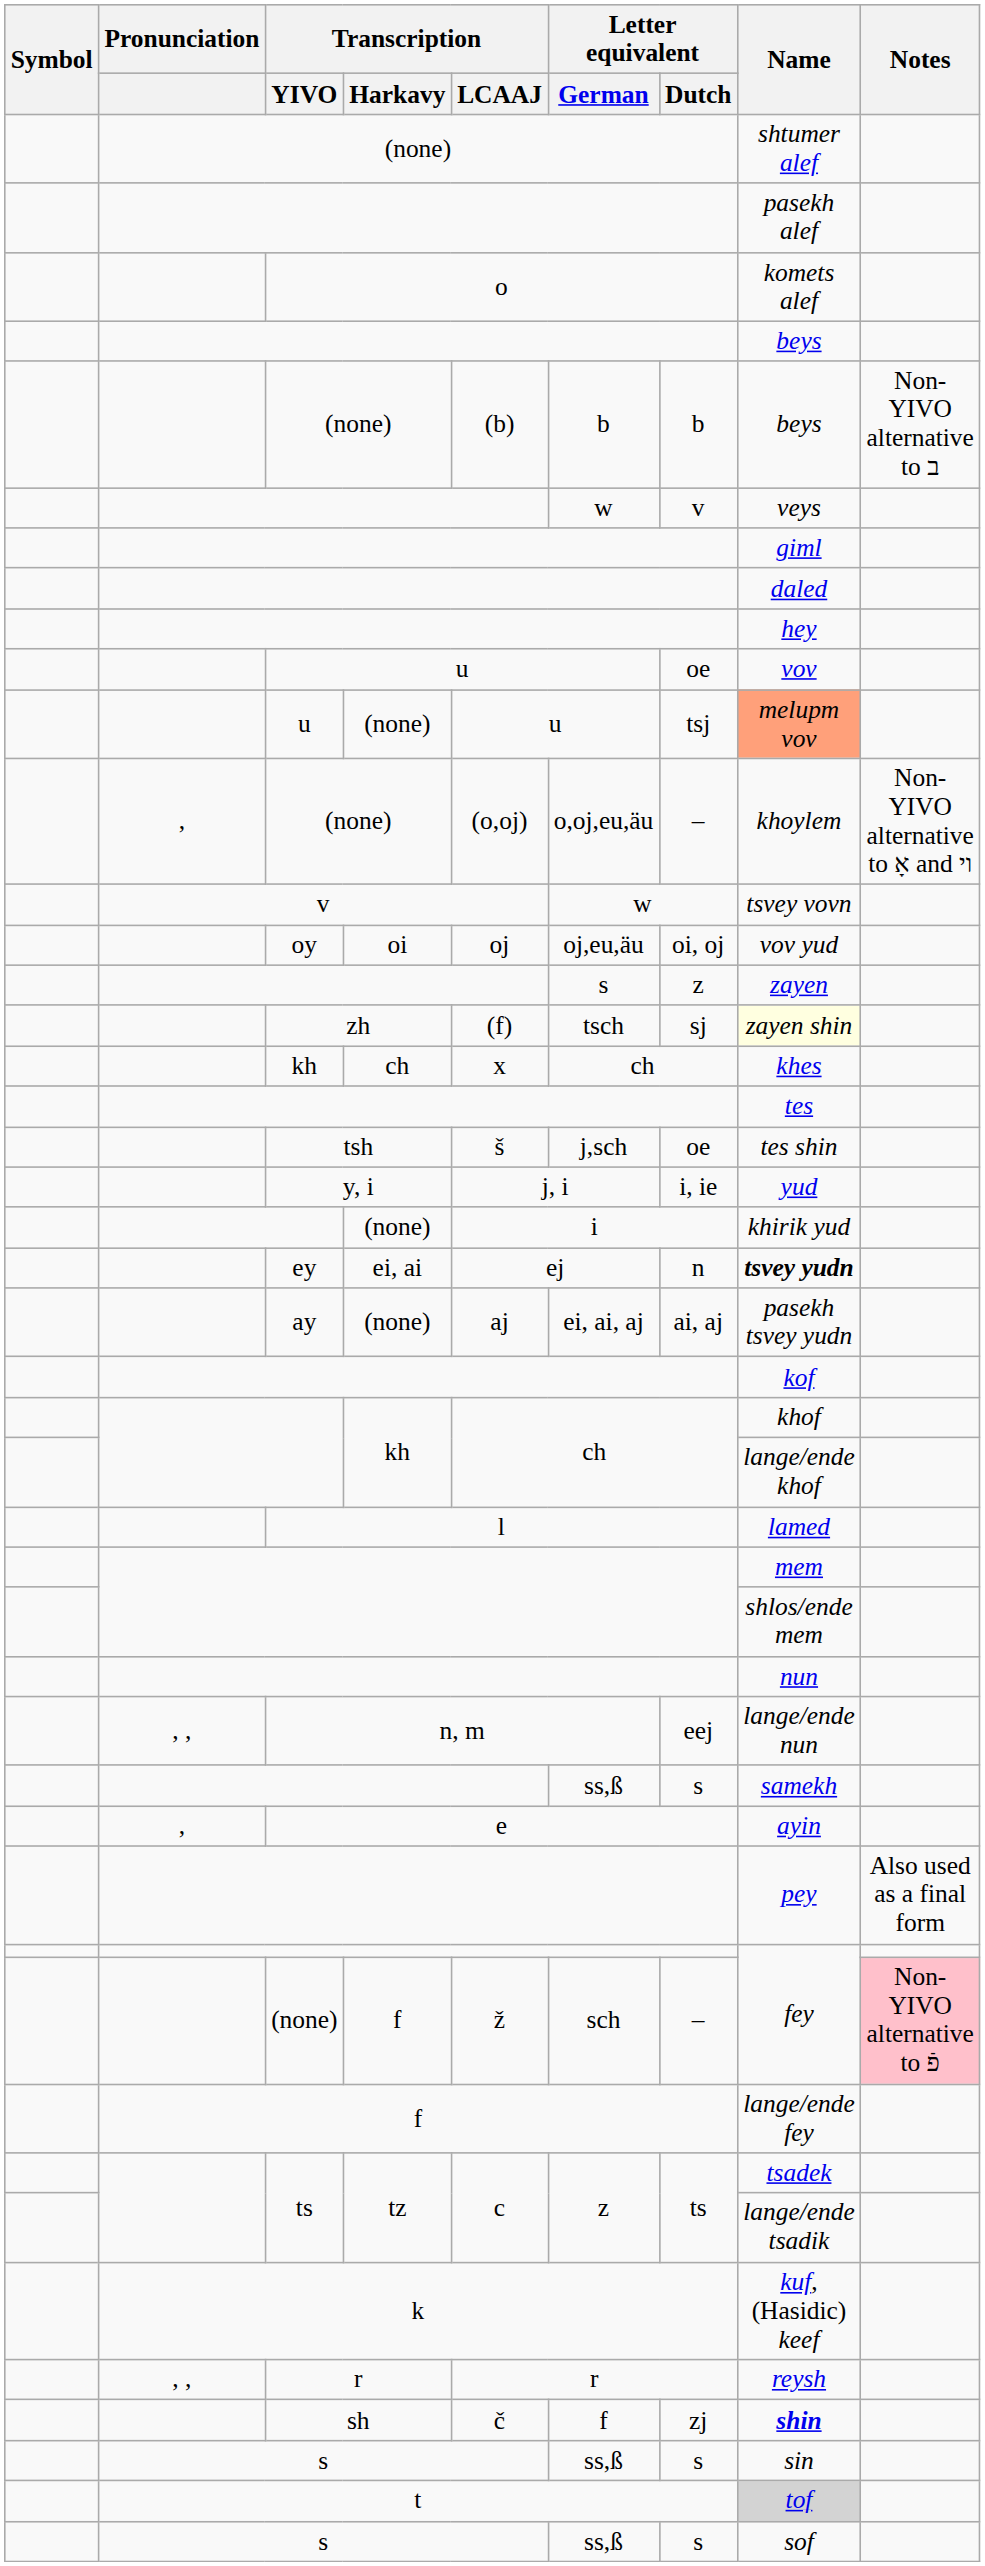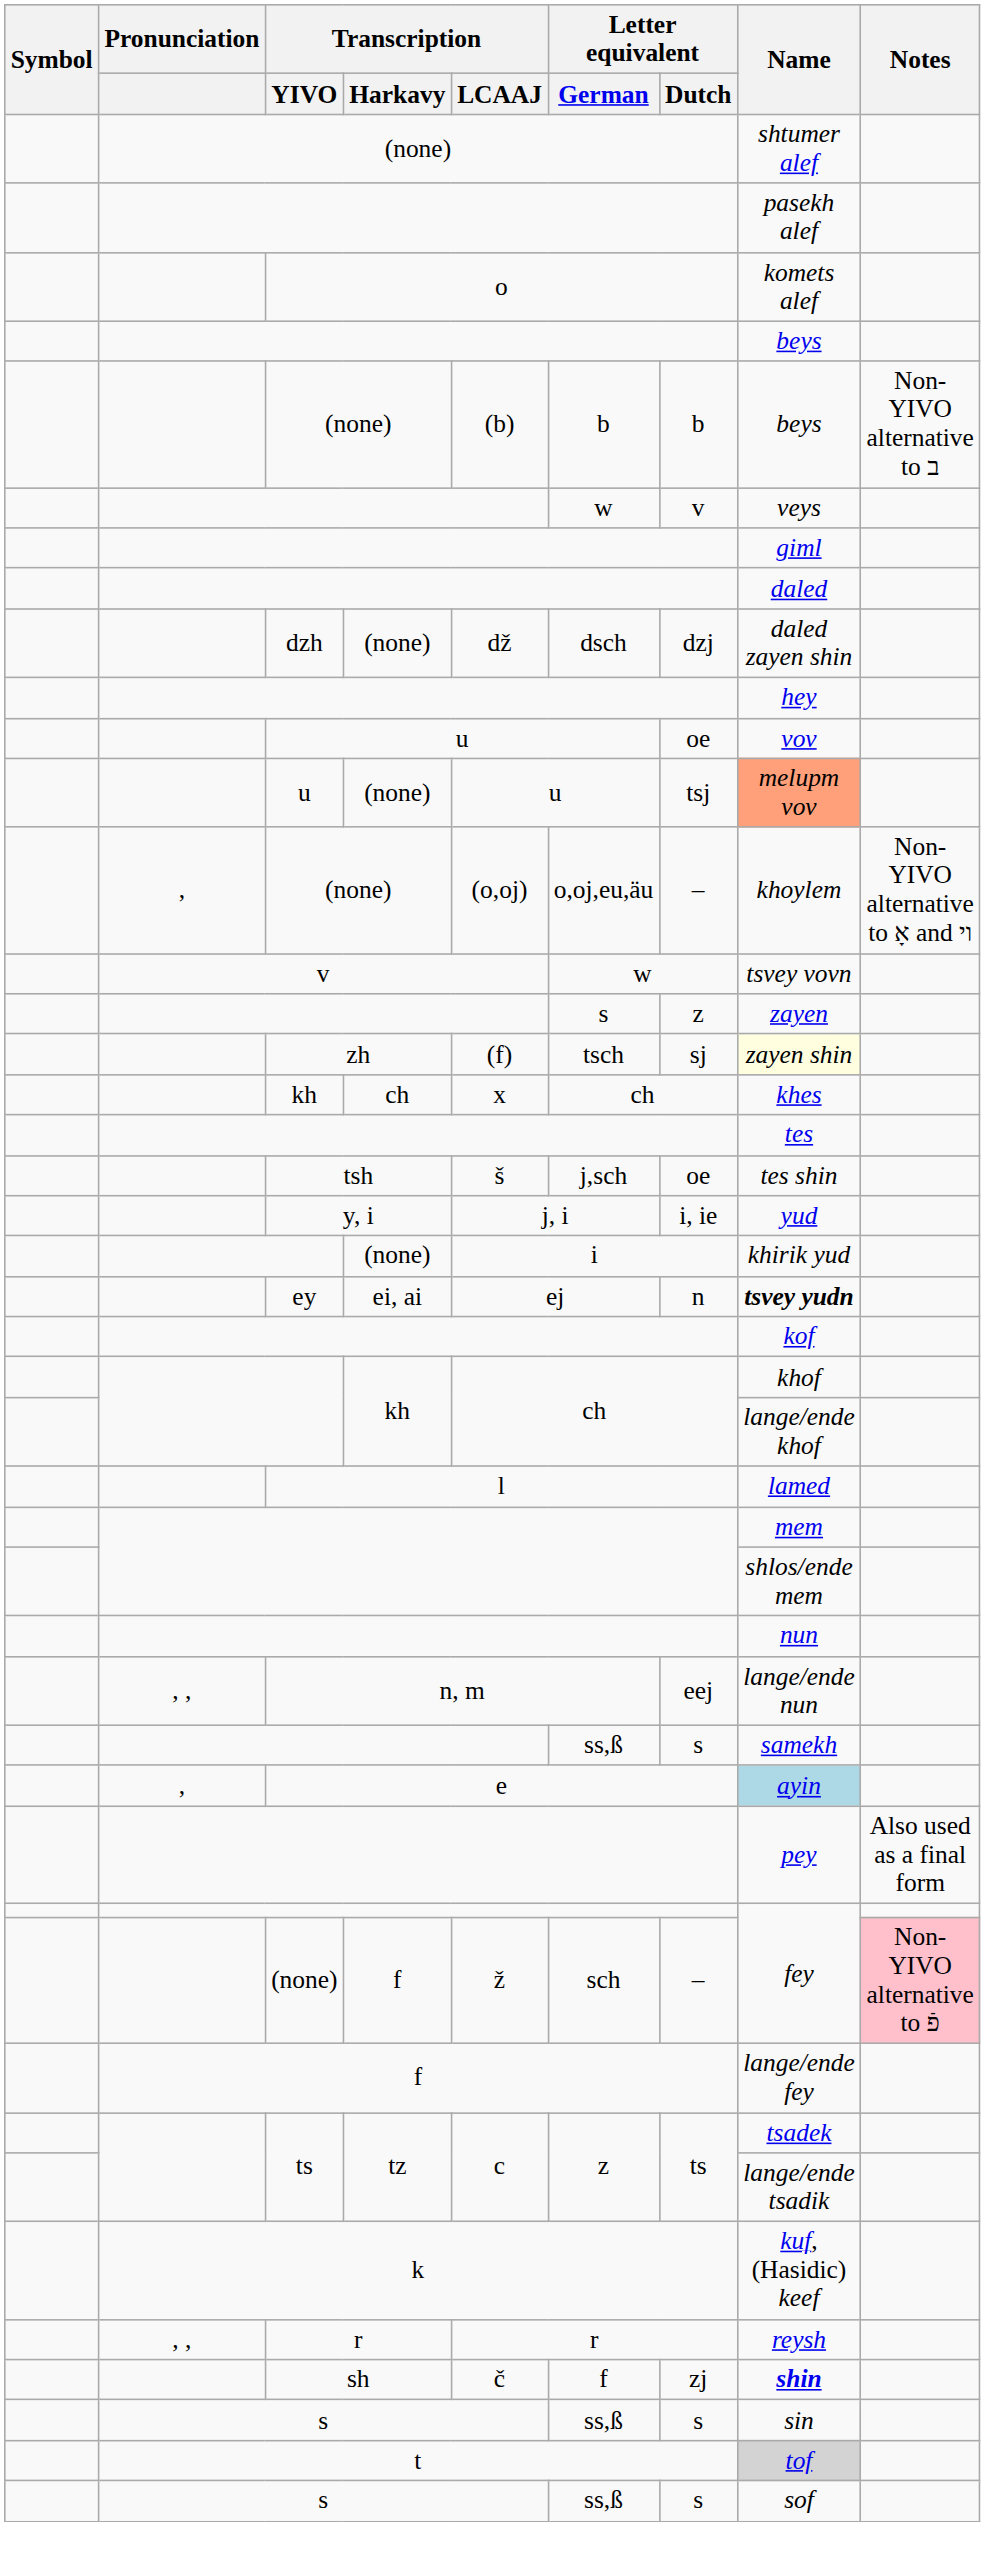+ row: (304, 642)
- row: (304, 944)
- row: (304, 1322)
(799, 1825) no background -> (799, 1785) lightblue background
